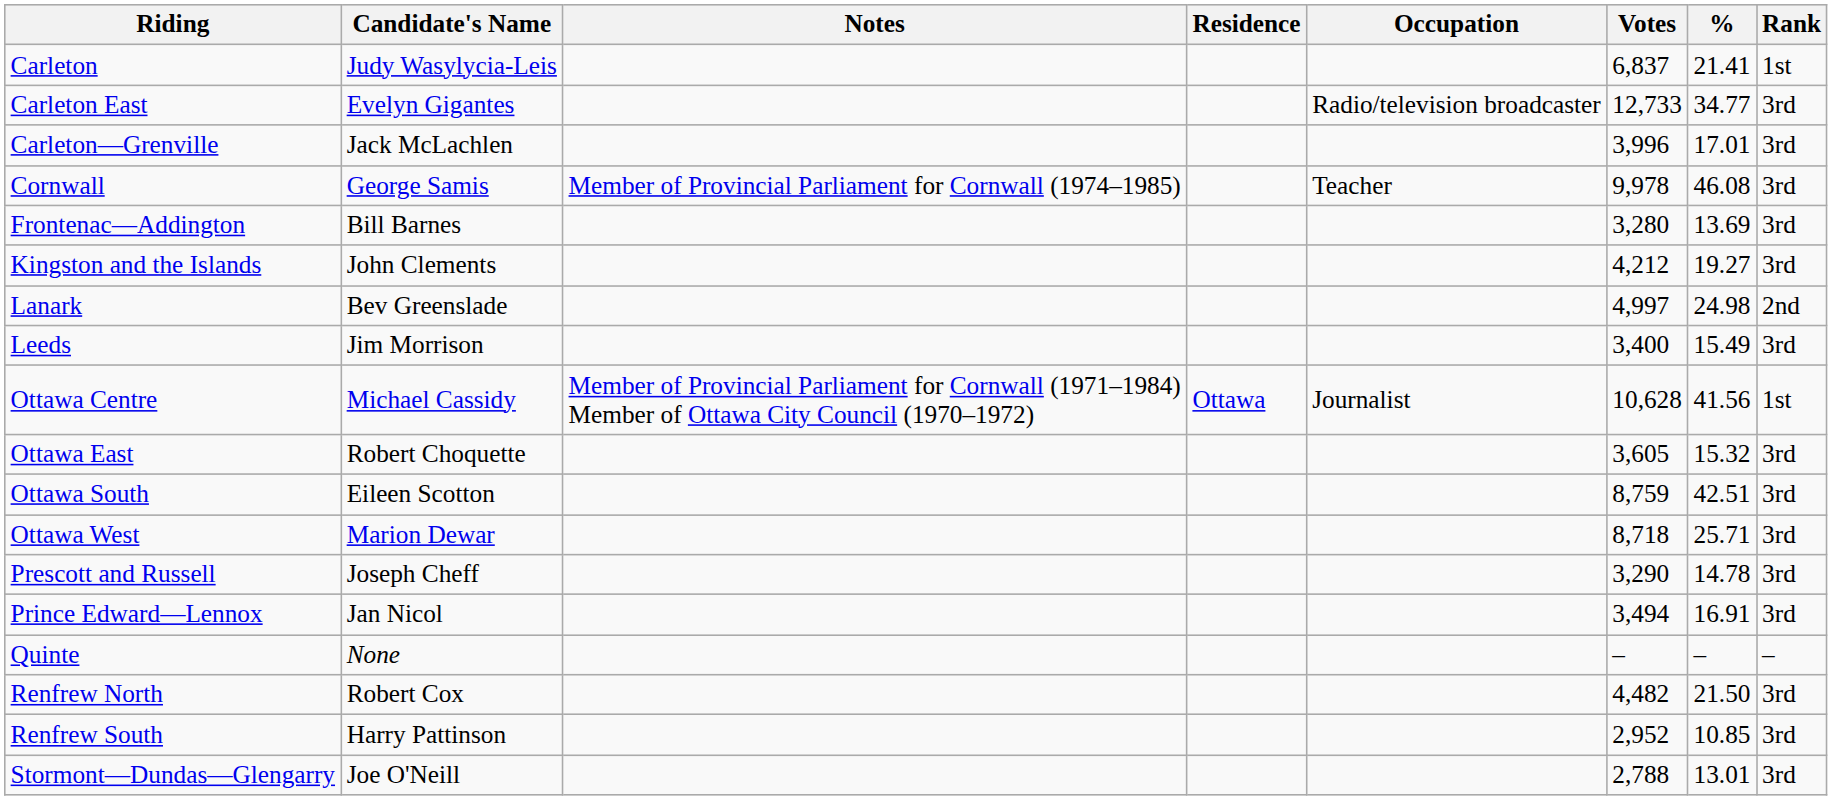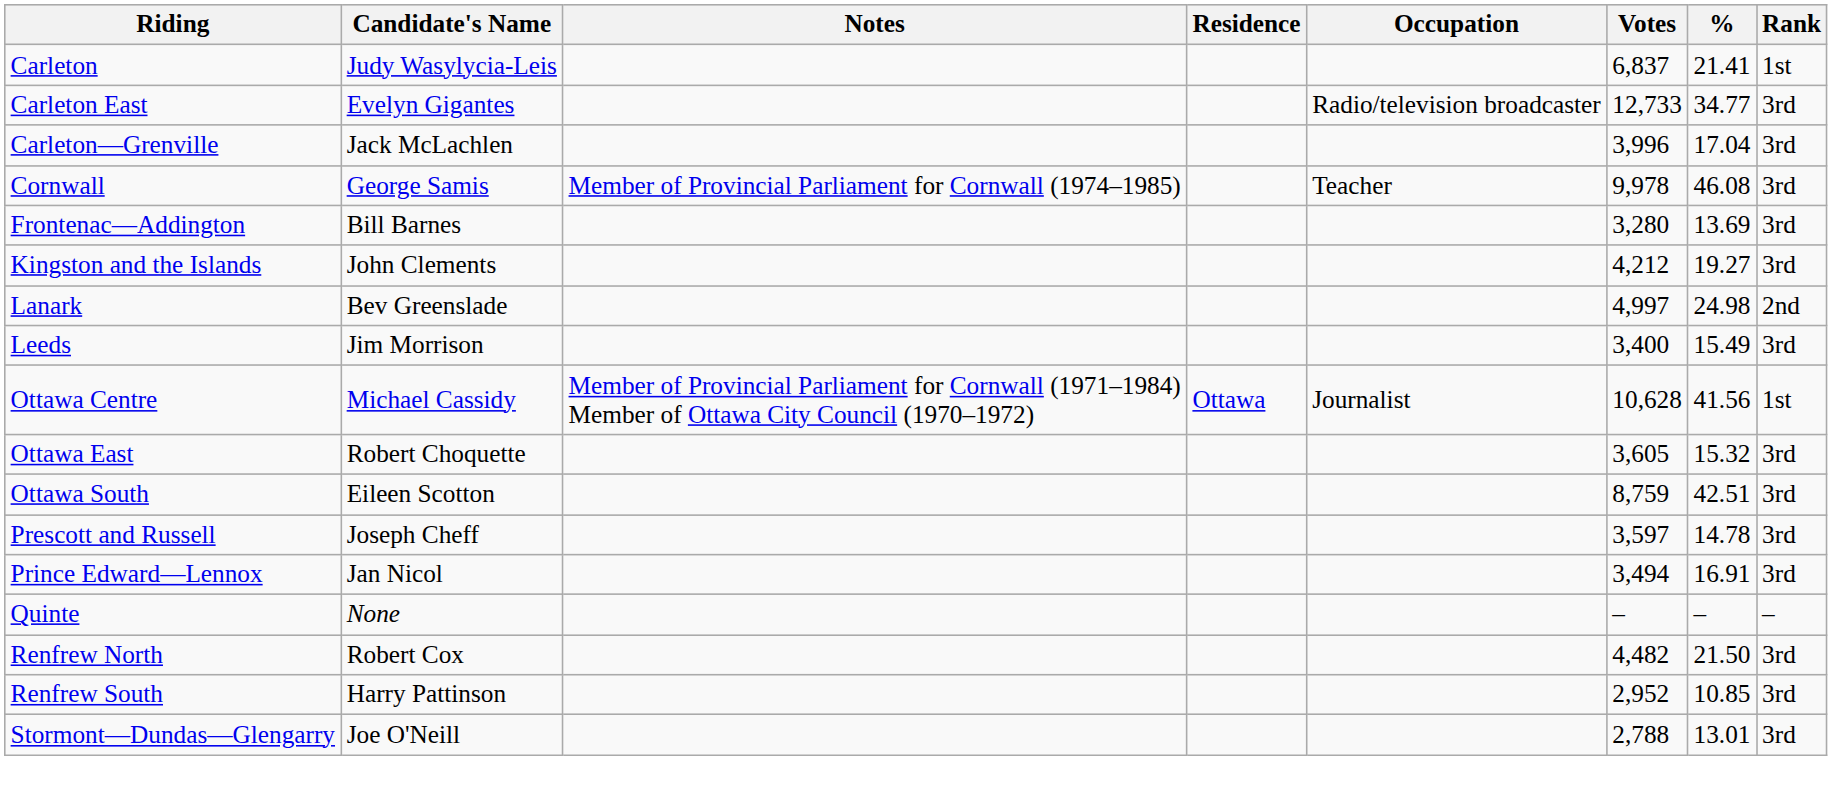(1722, 144) 17.01 -> (1722, 144) 17.04
- row: (75, 534)
(1641, 574) 3,290 -> (1641, 534) 3,597
